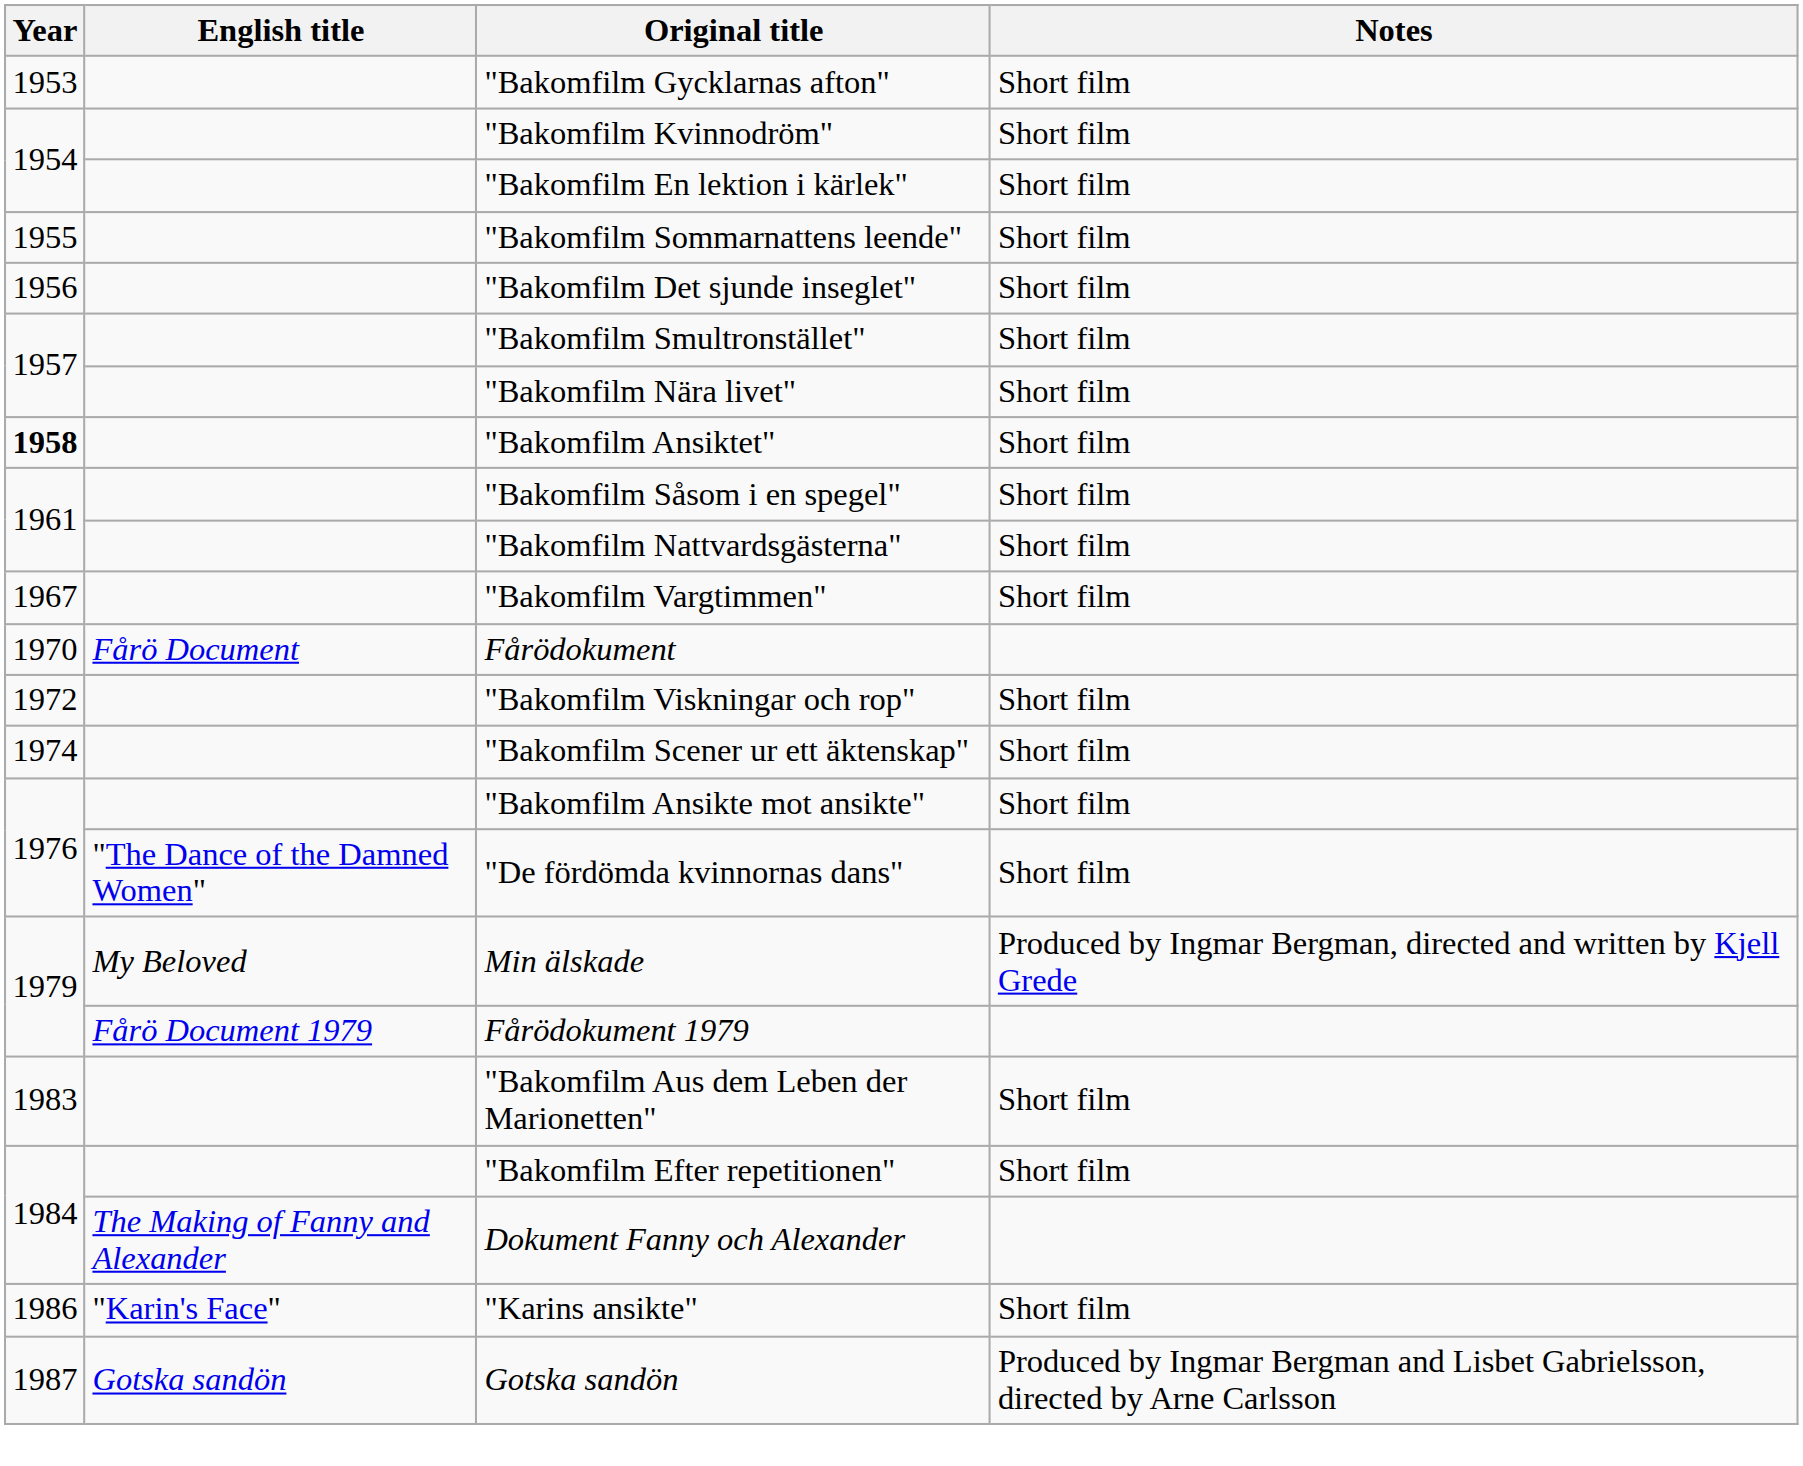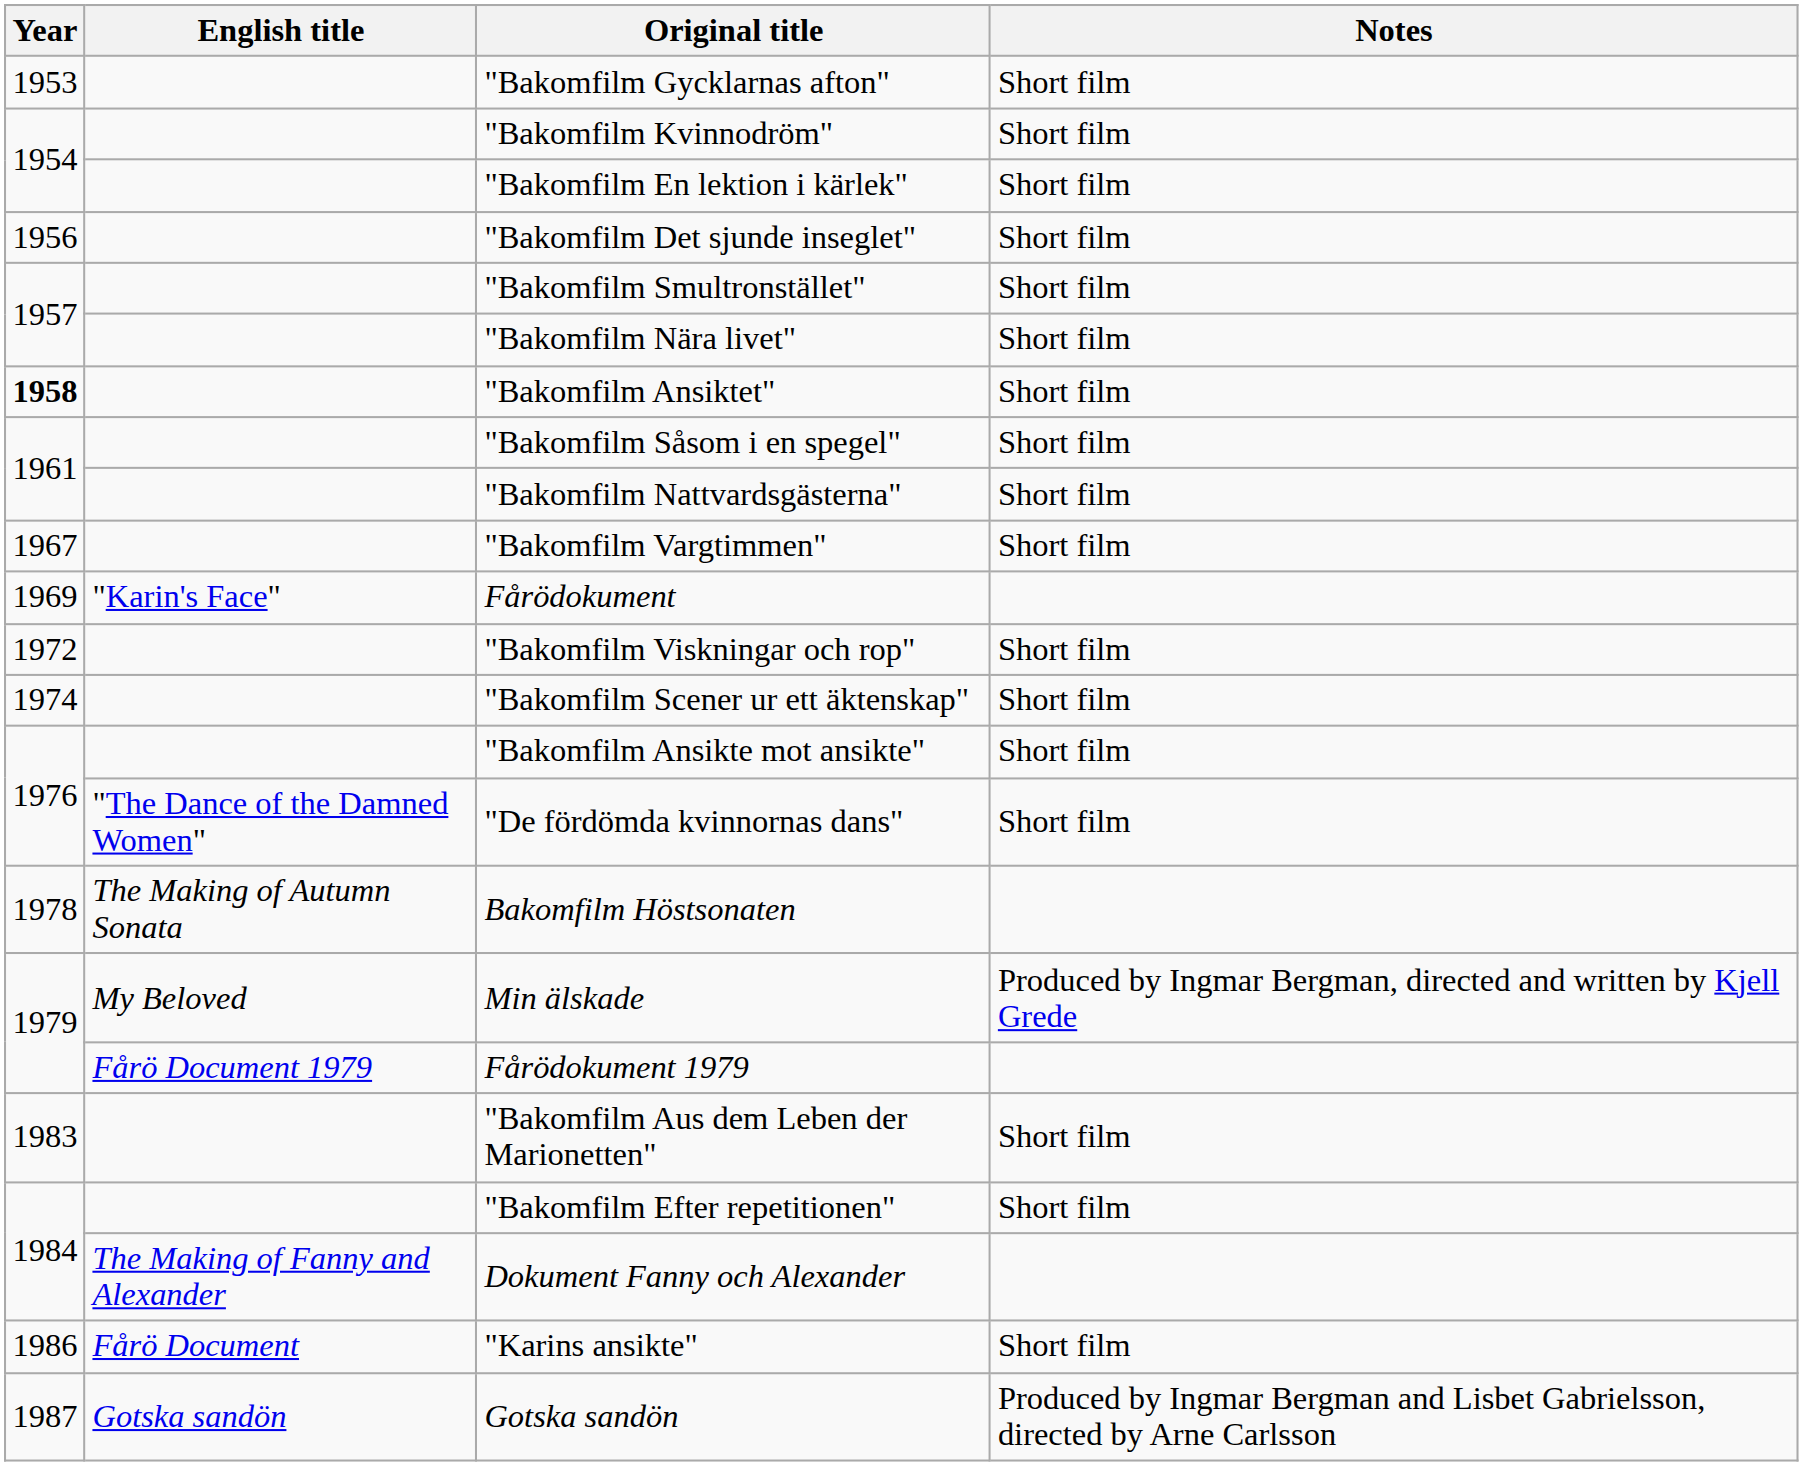- row: (723, 236)
(45, 648) 1970 -> (45, 596) 1969
(196, 648) Fårö Document -> (187, 596) "Karin's Face"
+ row: (640, 909)
(187, 1309) "Karin's Face" -> (196, 1346) Fårö Document
